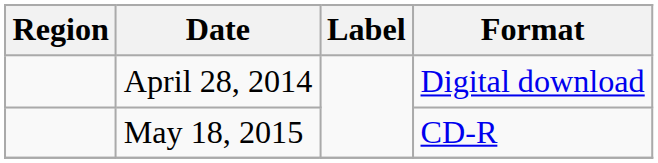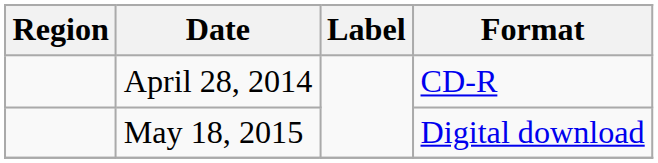(533, 81) Digital download -> (459, 81) CD-R
(459, 132) CD-R -> (533, 132) Digital download
